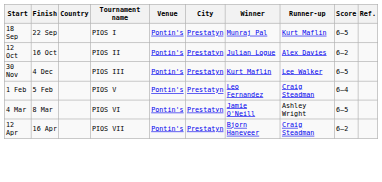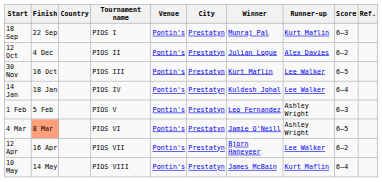(342, 33) 6–5 -> (342, 33) 6–3
(45, 52) 16 Oct -> (43, 52) 4 Dec
(43, 71) 4 Dec -> (45, 71) 16 Oct
+ row: (12, 91)
(298, 91) Craig Steadman -> (297, 110) Ashley Wright
(342, 91) 6–4 -> (342, 110) 6–3
(43, 110) no background -> (43, 129) lightsalmon background
(298, 129) Craig Steadman -> (305, 148) Lee Walker
+ row: (12, 167)
